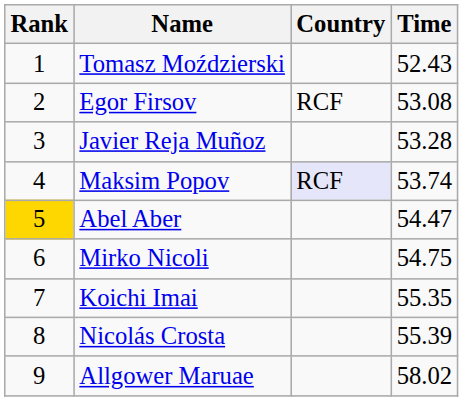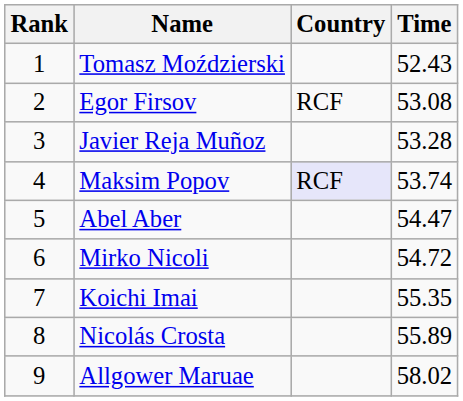(39, 219) gold background -> (39, 219) no background
(424, 258) 54.75 -> (424, 258) 54.72
(424, 336) 55.39 -> (424, 336) 55.89
